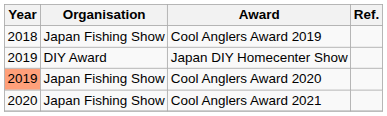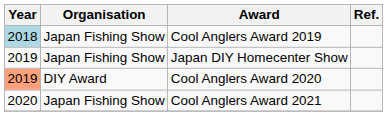(22, 36) no background -> (22, 36) lightblue background
(75, 57) DIY Award -> (104, 57) Japan Fishing Show
(104, 79) Japan Fishing Show -> (75, 79) DIY Award
